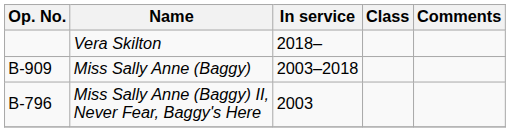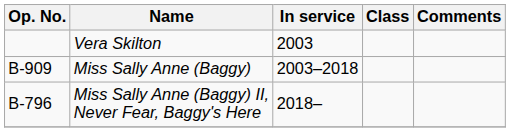(299, 43) 2018– -> (295, 43) 2003
(295, 104) 2003 -> (299, 104) 2018–
